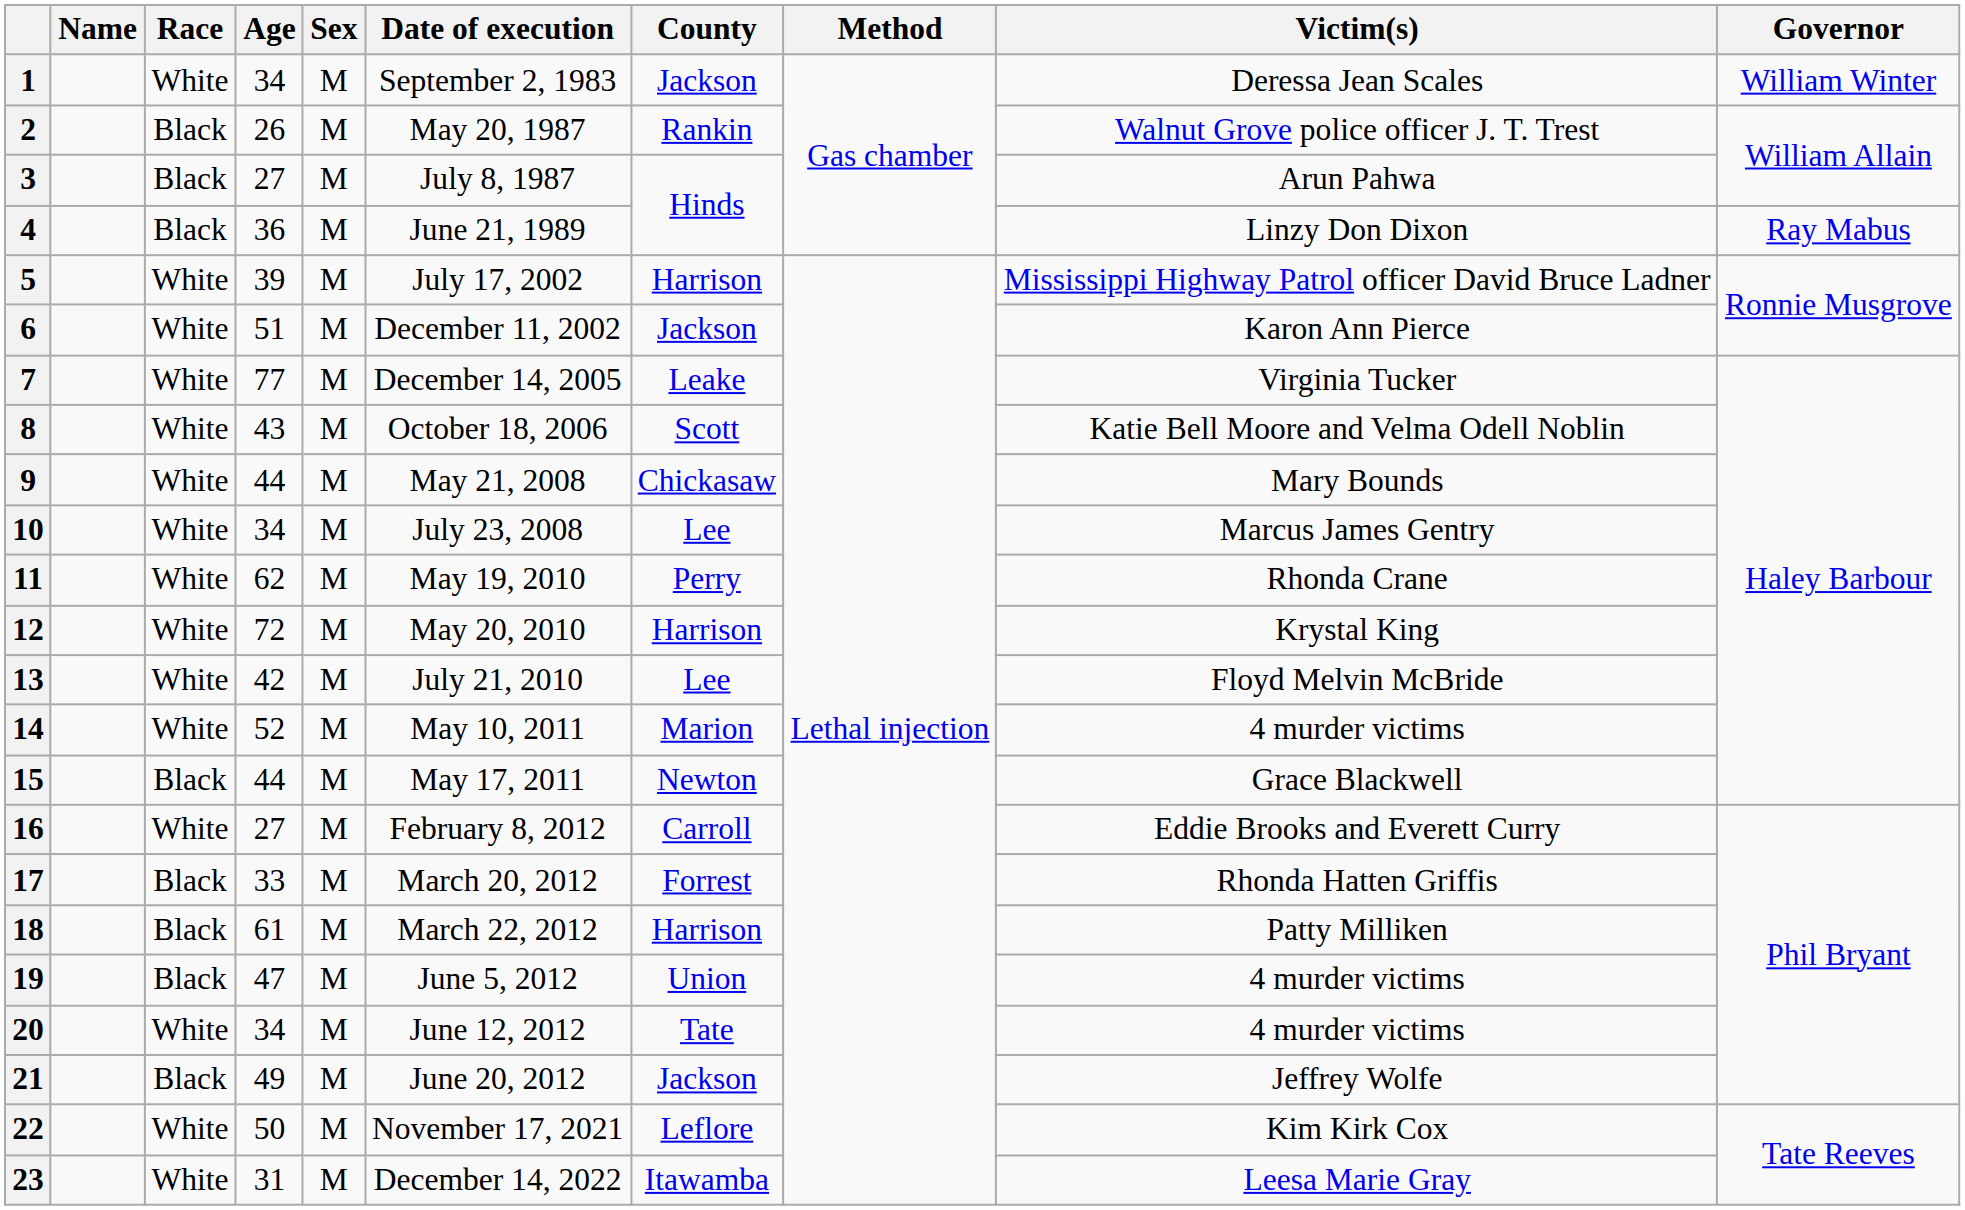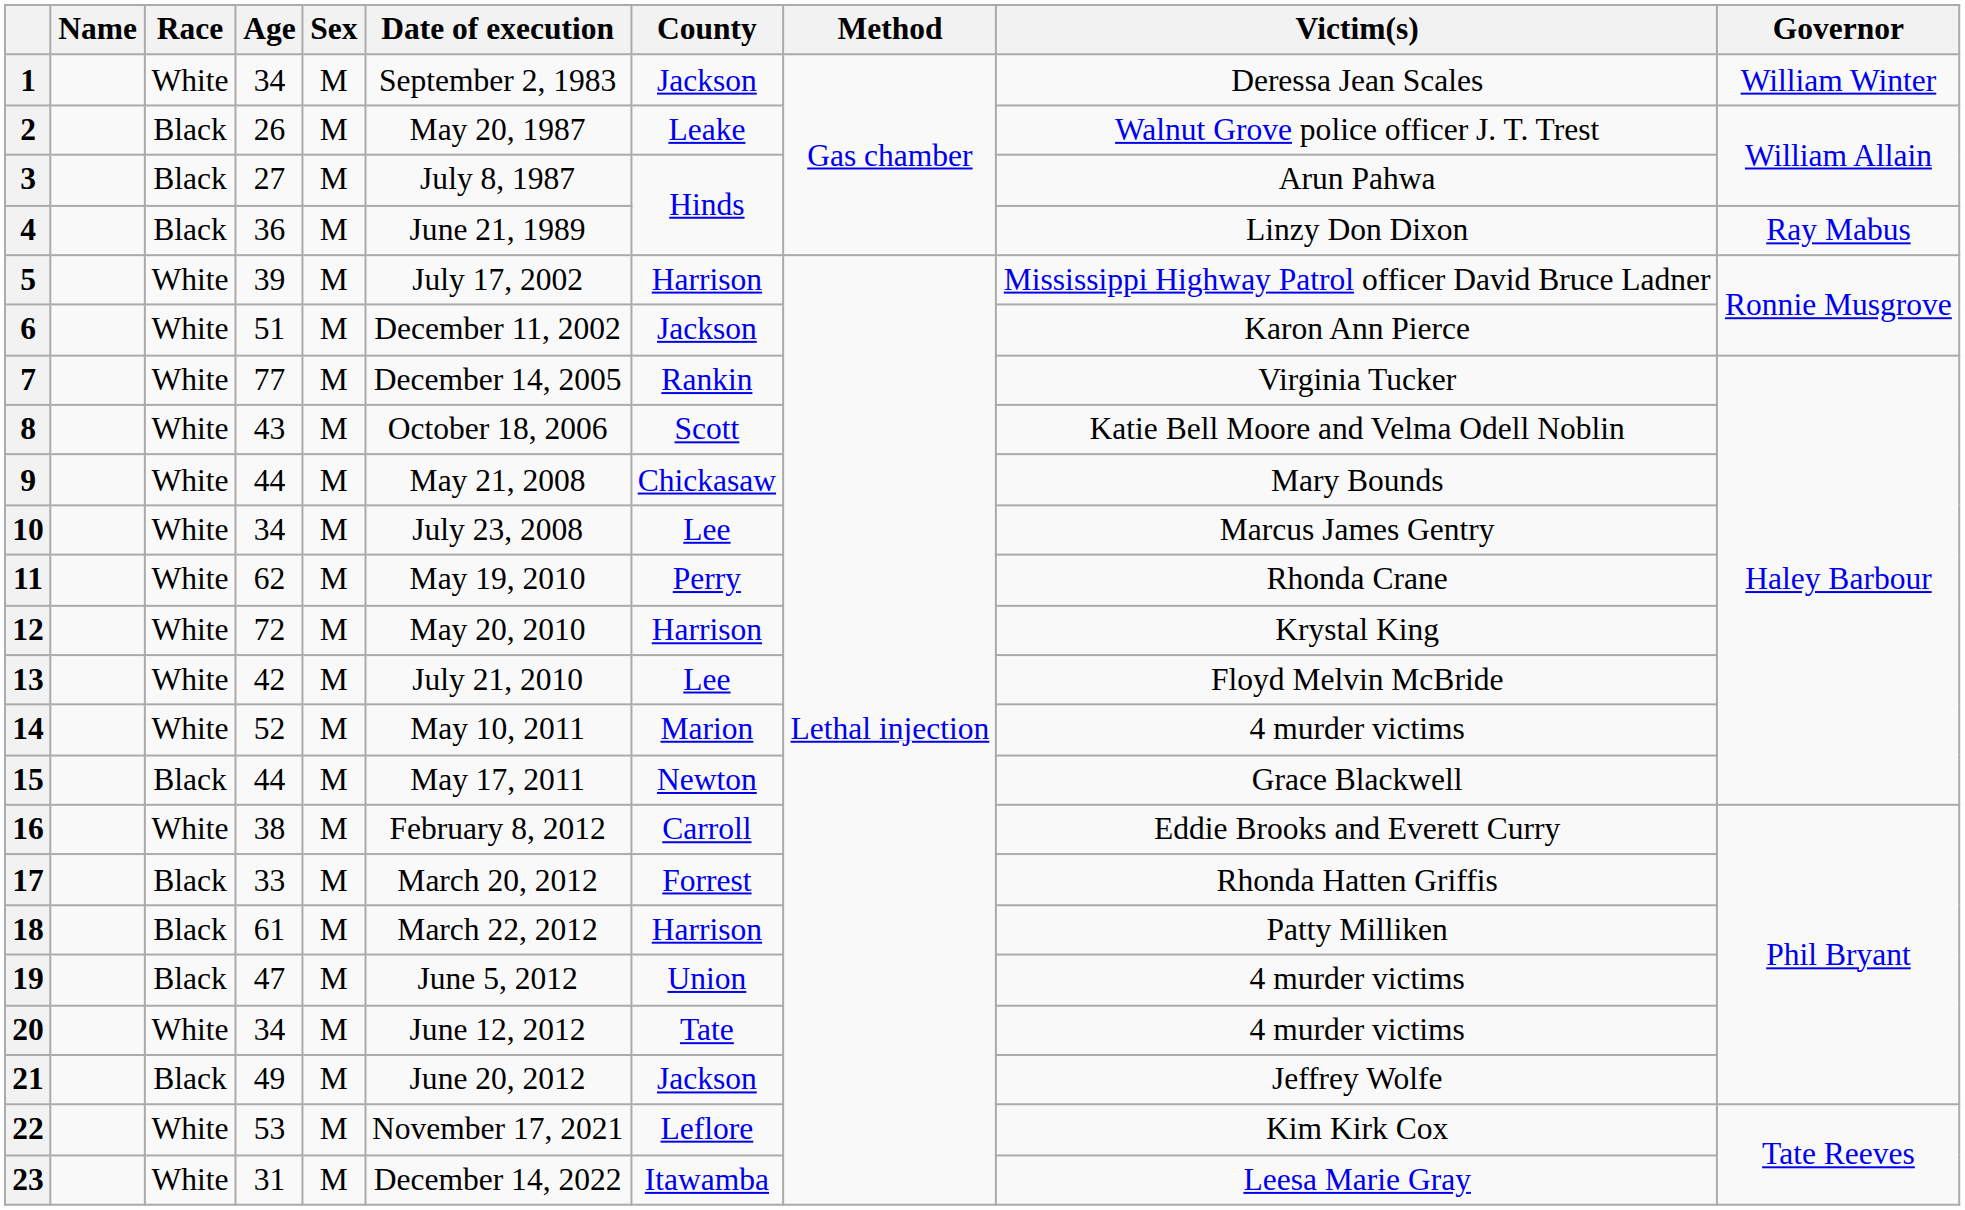(707, 129) Rankin -> (707, 129) Leake
(707, 379) Leake -> (707, 379) Rankin
(269, 829) 27 -> (269, 829) 38
(269, 1129) 50 -> (269, 1129) 53
